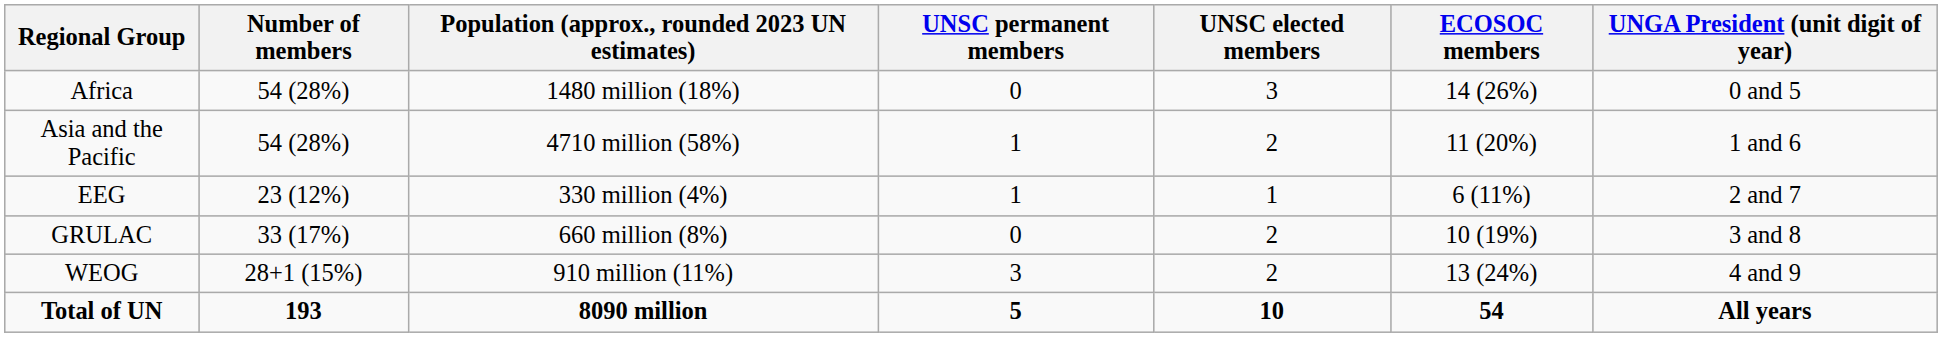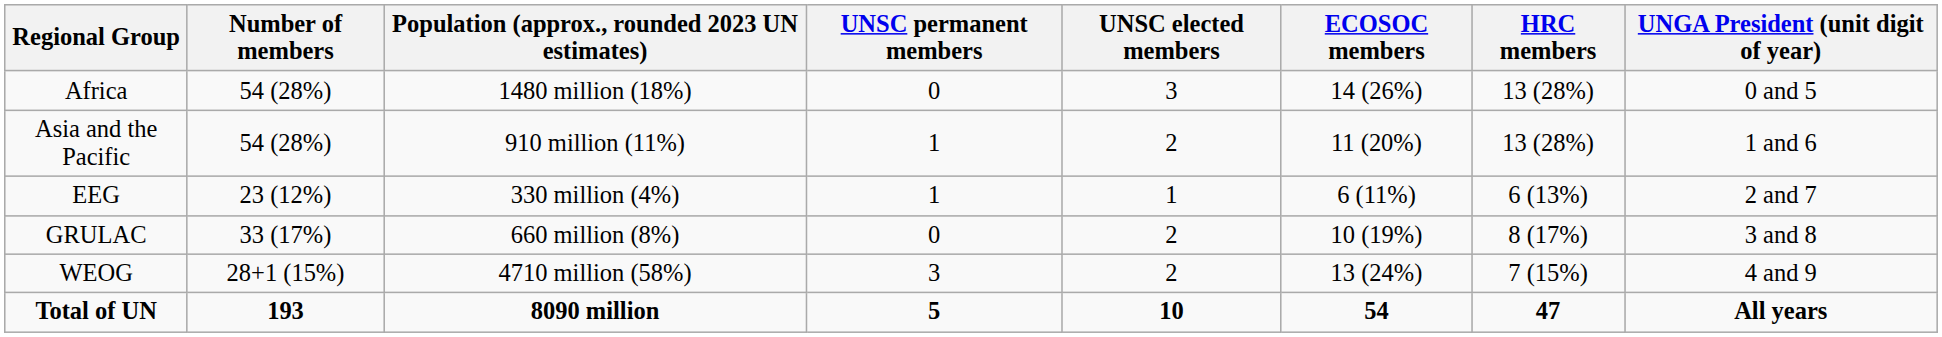+ column: (1548, 37)
(643, 142) 4710 million (58%) -> (595, 142) 910 million (11%)
(643, 273) 910 million (11%) -> (595, 273) 4710 million (58%)
